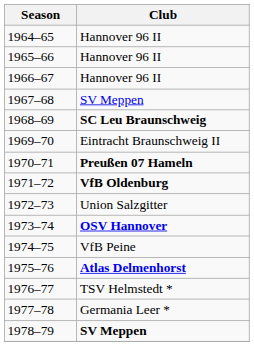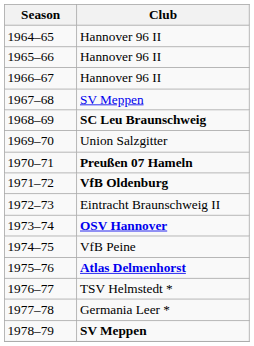(150, 141) Eintracht Braunschweig II -> (124, 141) Union Salzgitter
(124, 204) Union Salzgitter -> (150, 204) Eintracht Braunschweig II
